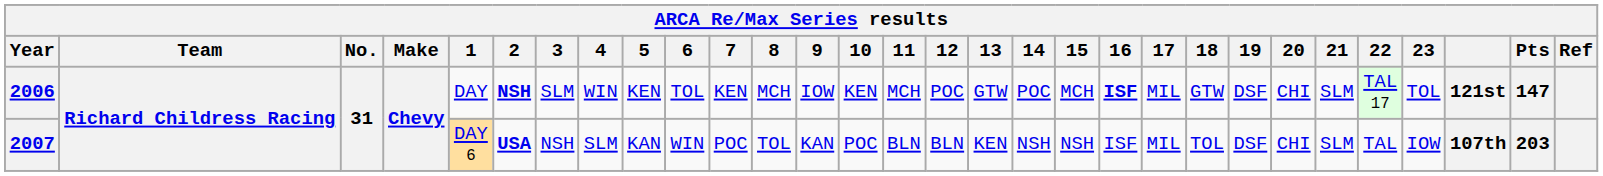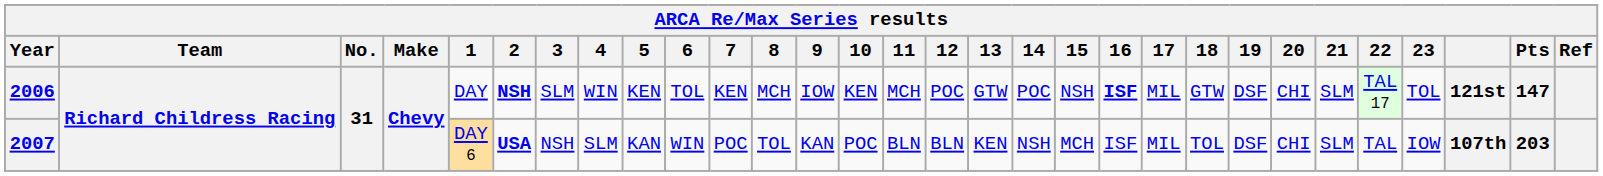(1077, 92) MCH -> (1077, 92) NSH
(1077, 144) NSH -> (1077, 144) MCH
